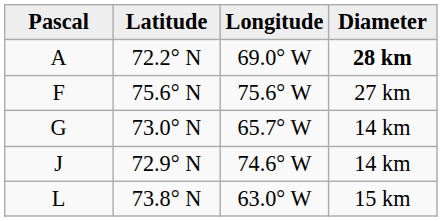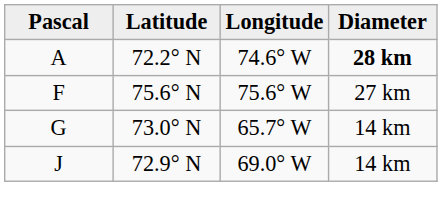(274, 57) 69.0° W -> (274, 57) 74.6° W
(274, 163) 74.6° W -> (274, 163) 69.0° W
- row: (59, 198)
